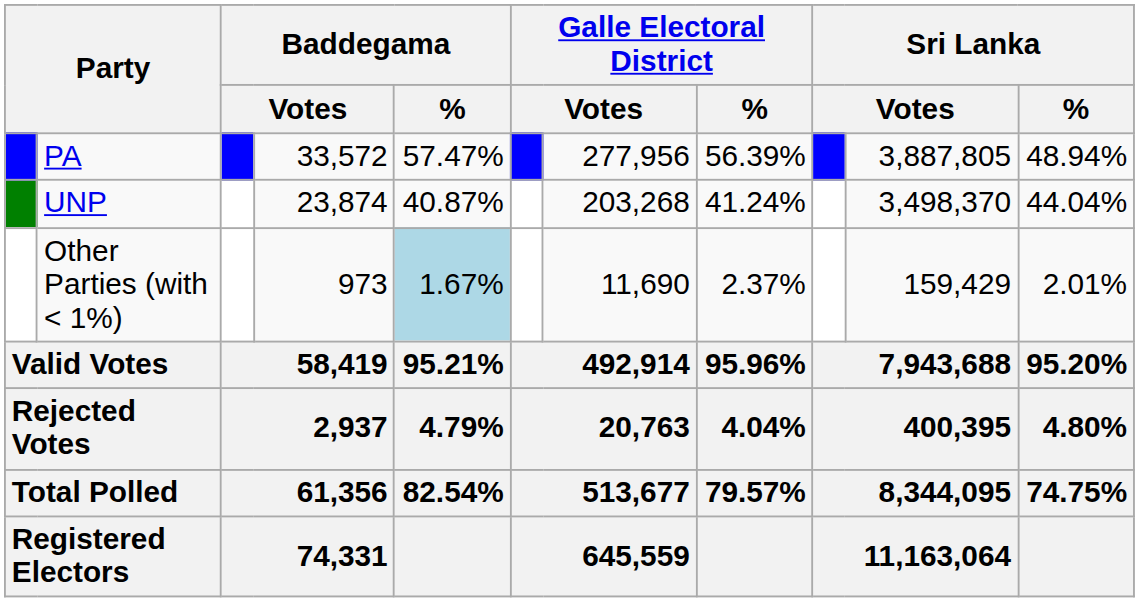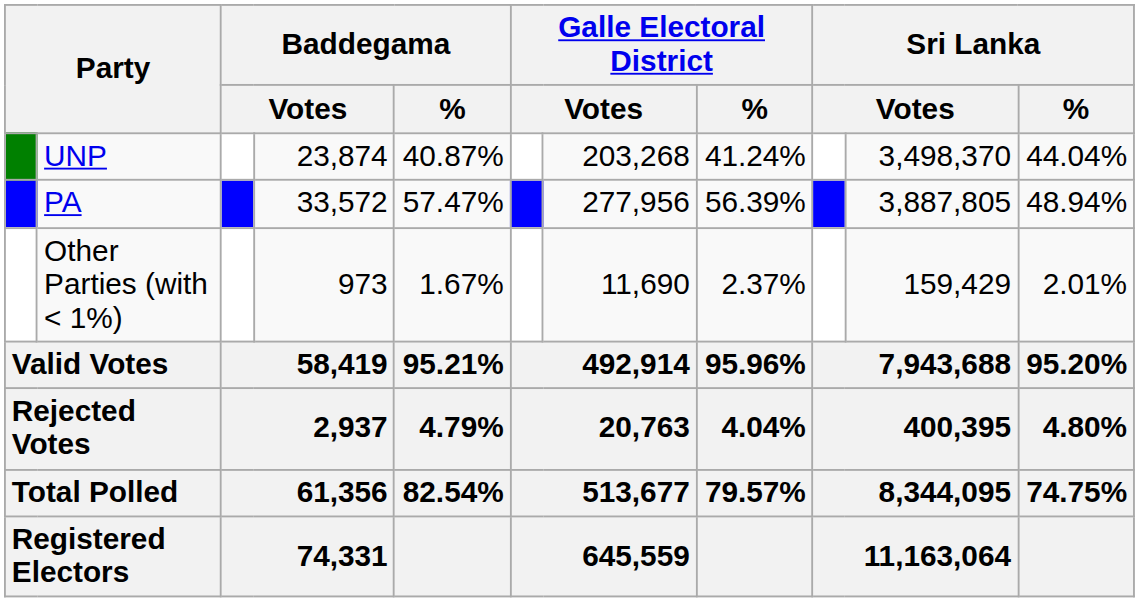rows swapped: (63, 155) <-> (76, 203)
(462, 283) lightblue background -> (462, 283) no background
